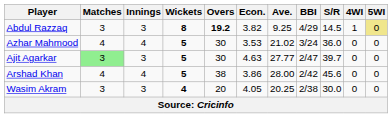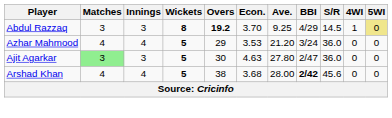(252, 27) 3.82 -> (252, 27) 3.70
(221, 43) 30 -> (221, 43) 29
(282, 43) 21.02 -> (282, 43) 21.20
(282, 58) 27.77 -> (282, 58) 27.80
(332, 58) 39.7 -> (332, 58) 36.0
(252, 74) 3.86 -> (252, 74) 3.68
(308, 74) normal -> (308, 74) bold
- row: (36, 89)
